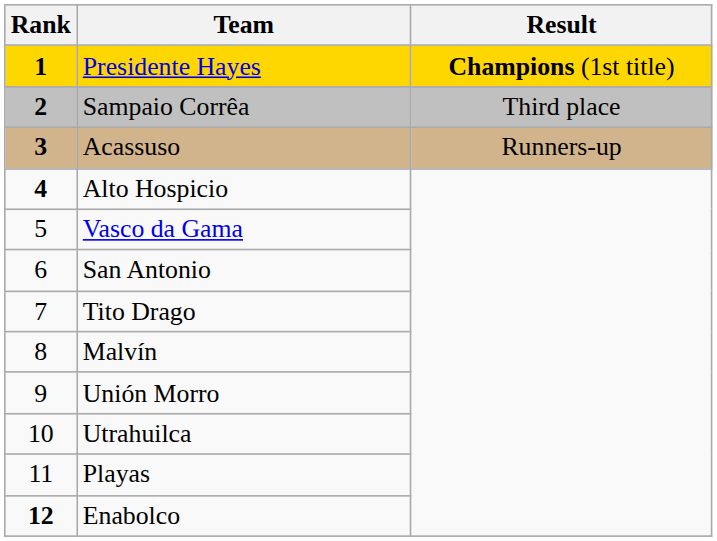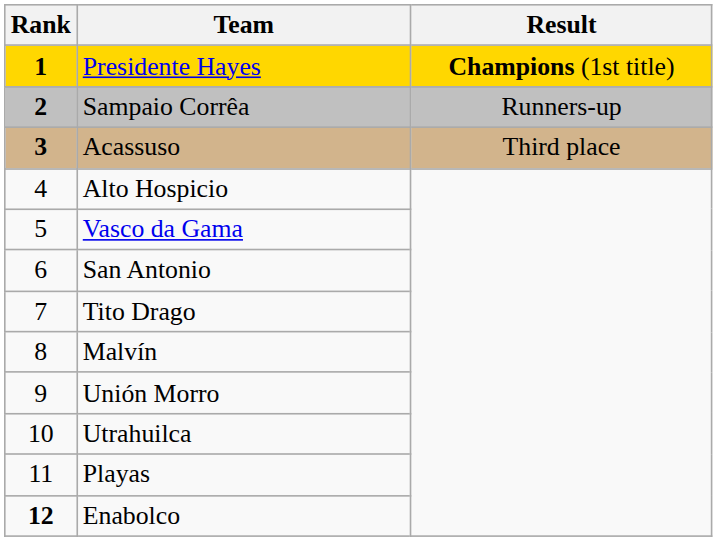(562, 106) Third place -> (562, 106) Runners-up
(562, 147) Runners-up -> (562, 147) Third place
(41, 188) bold -> (41, 188) normal
